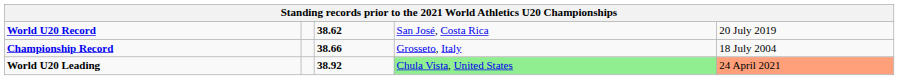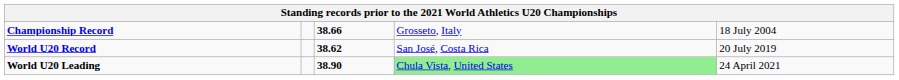rows swapped: (51, 30) <-> (60, 48)
(329, 65) 38.92 -> (329, 65) 38.90
(750, 65) lightsalmon background -> (750, 65) no background
